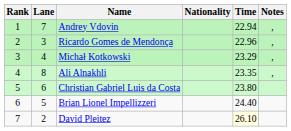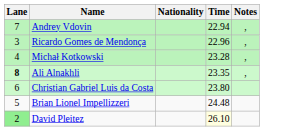- column: (18, 12)
(246, 57) 23.29 -> (219, 57) 23.28
(44, 73) normal -> (17, 73) bold
(246, 103) 24.40 -> (219, 103) 24.48
(44, 118) no background -> (17, 118) lightgreen background
